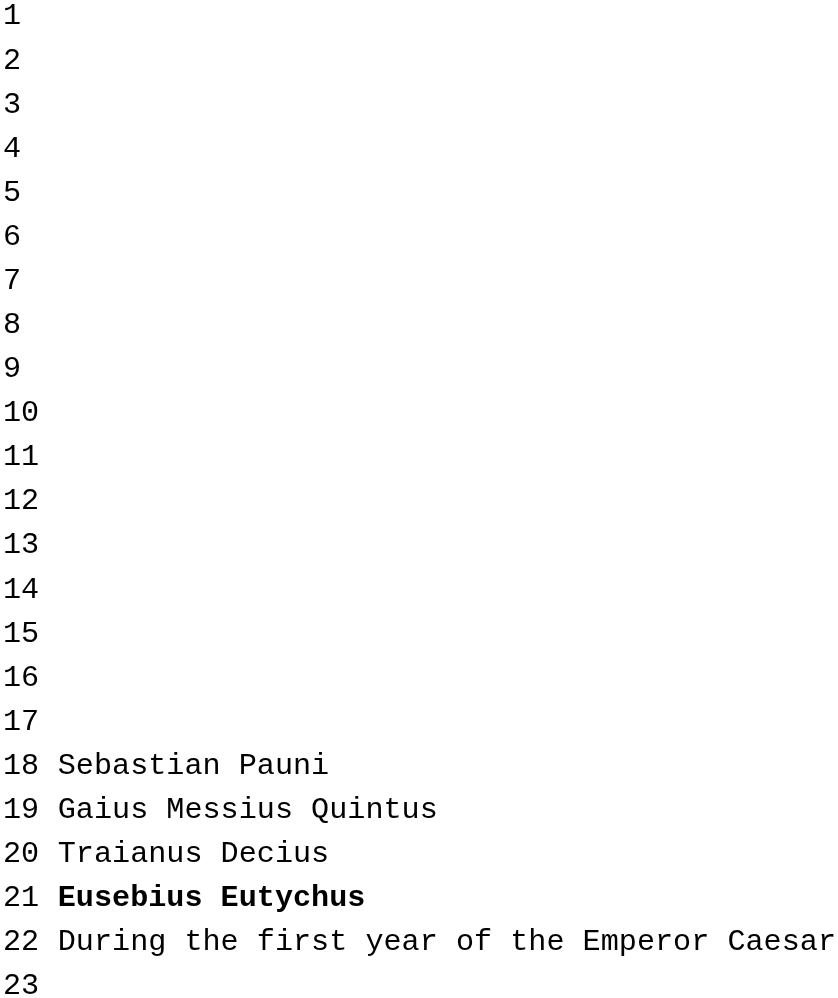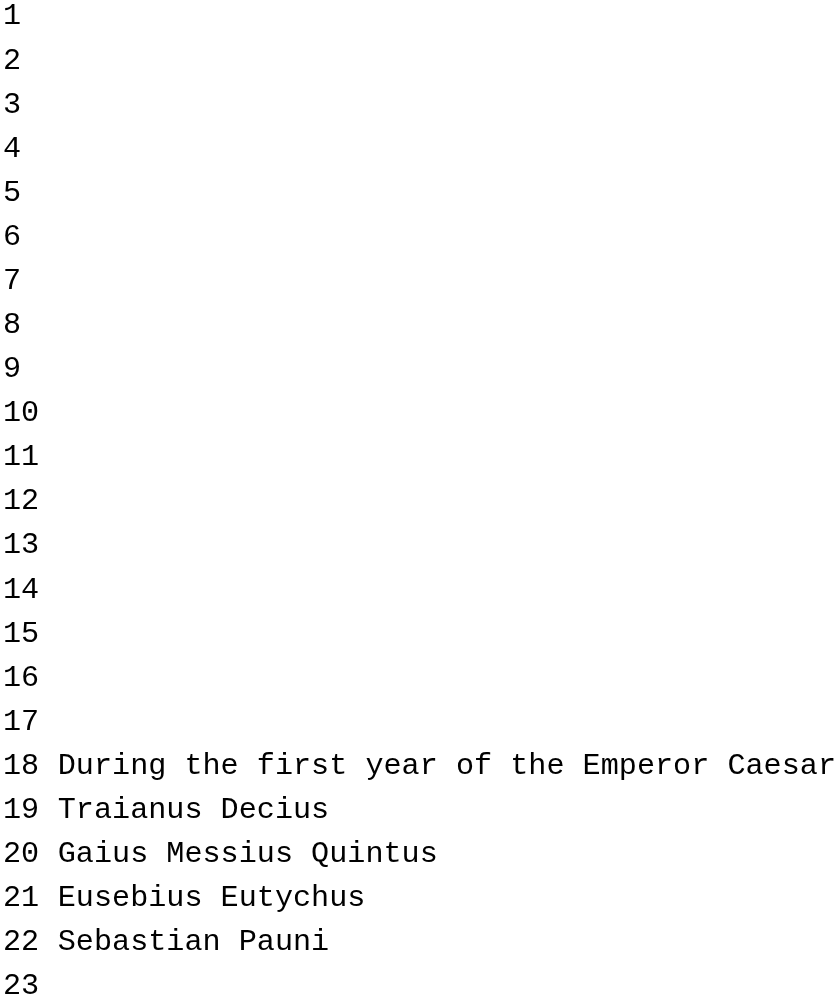(193, 766) Sebastian Pauni -> (447, 766) During the first year of the Emperor Caesar
(248, 810) Gaius Messius Quintus -> (193, 810) Traianus Decius
(193, 854) Traianus Decius -> (248, 854) Gaius Messius Quintus
(212, 898) bold -> (212, 898) normal
(447, 942) During the first year of the Emperor Caesar -> (193, 942) Sebastian Pauni
